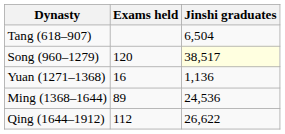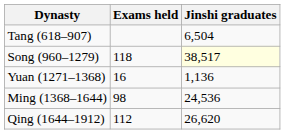(123, 56) 120 -> (123, 56) 118
(120, 98) 89 -> (120, 98) 98
(202, 118) 26,622 -> (202, 118) 26,620
